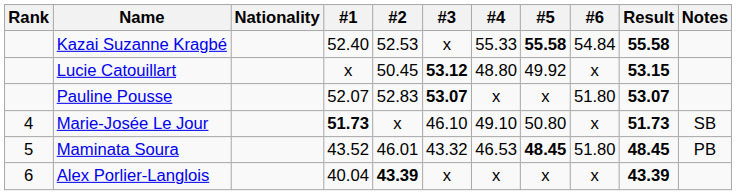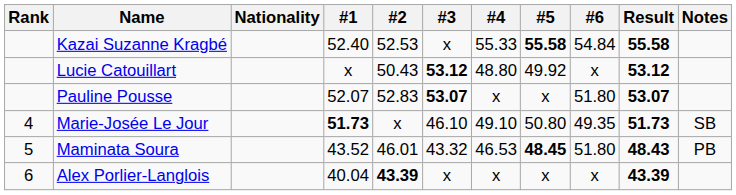(397, 70) 50.45 -> (397, 70) 50.43
(649, 70) 53.15 -> (649, 70) 53.12
(595, 123) x -> (595, 123) 49.35
(649, 149) 48.45 -> (649, 149) 48.43
